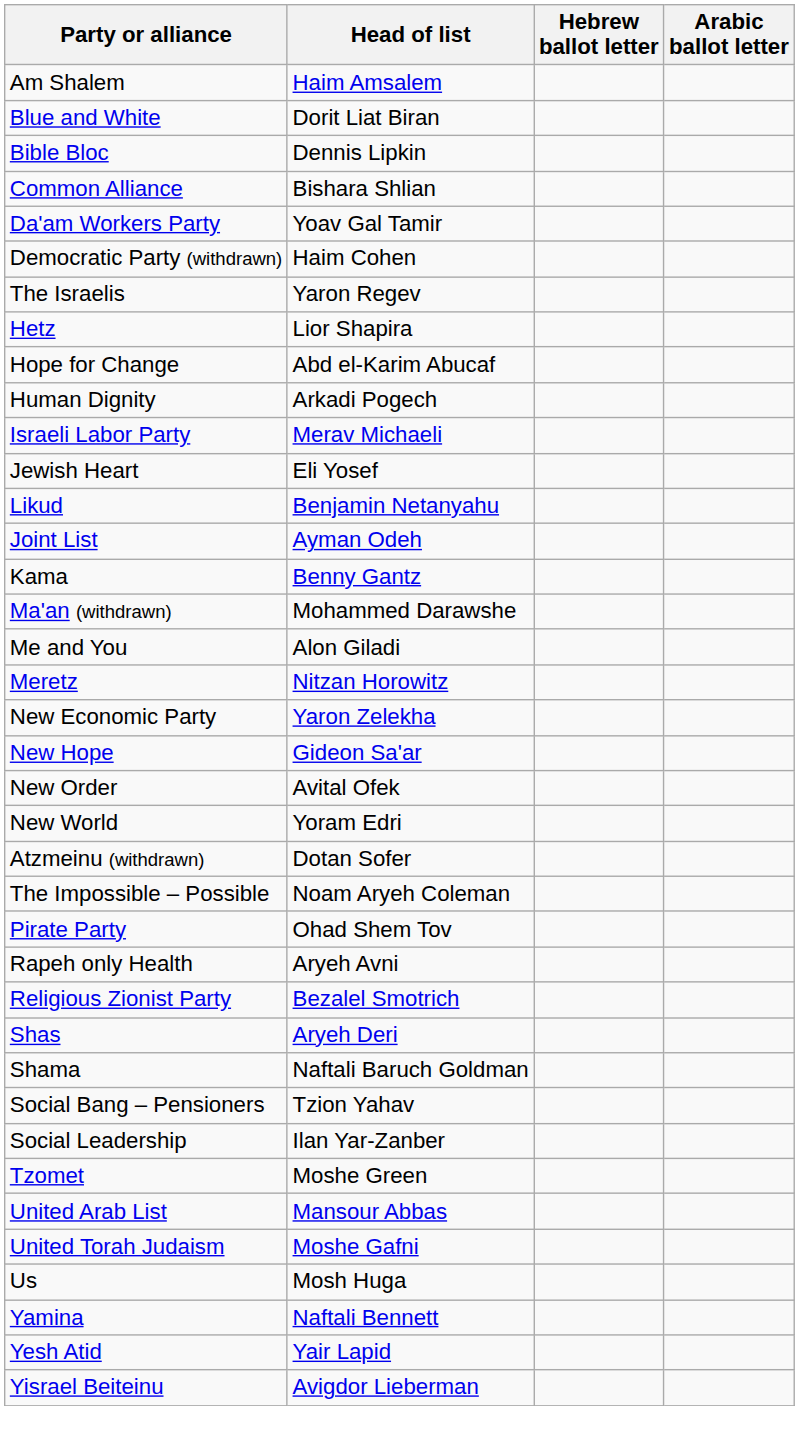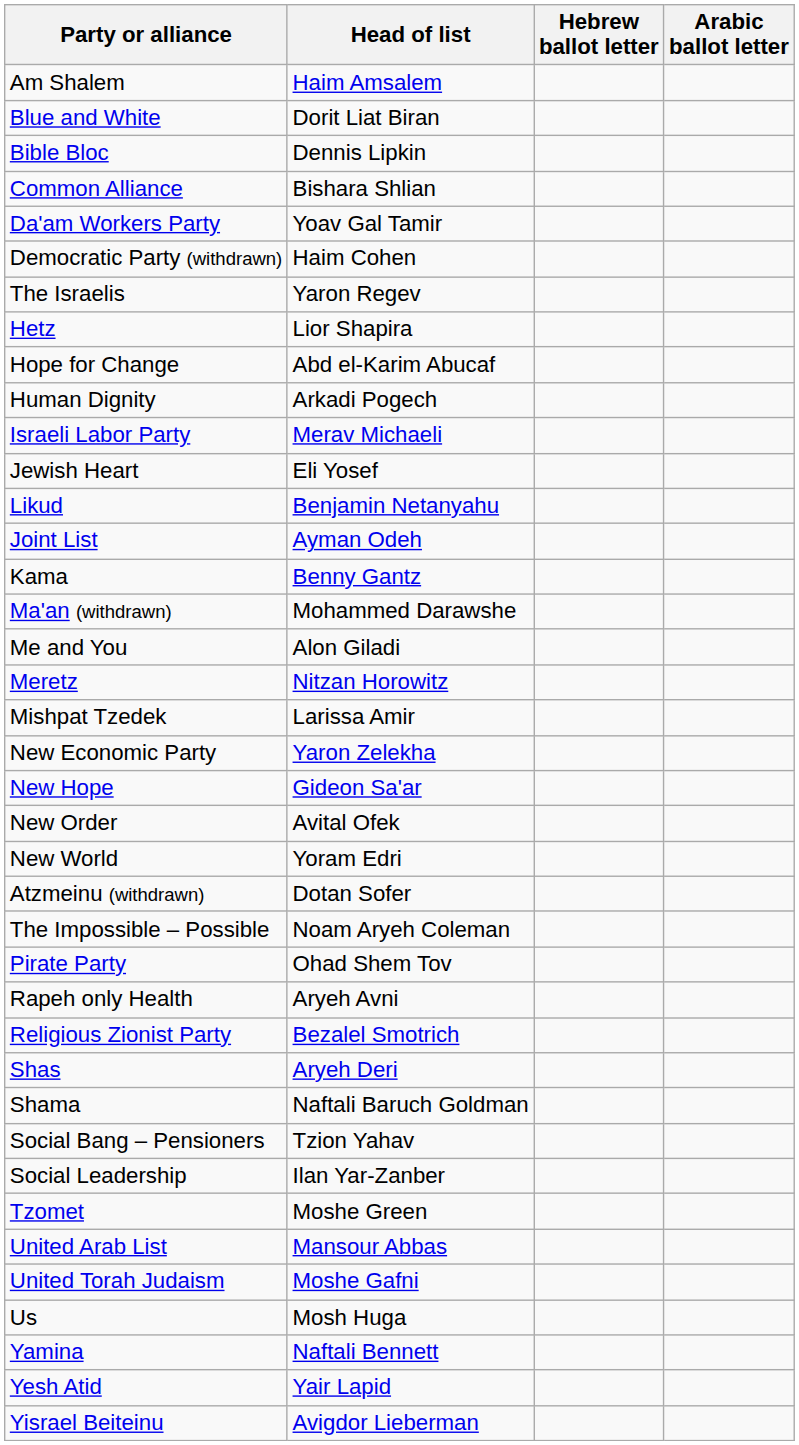+ row: (88, 717)
